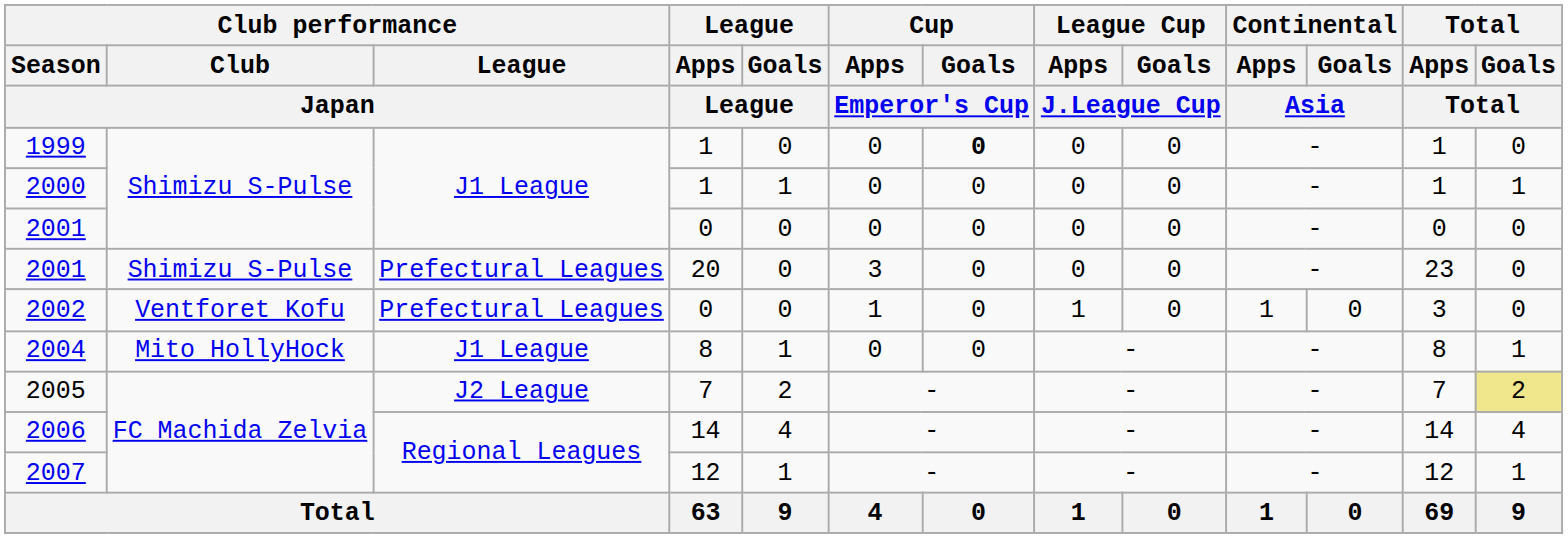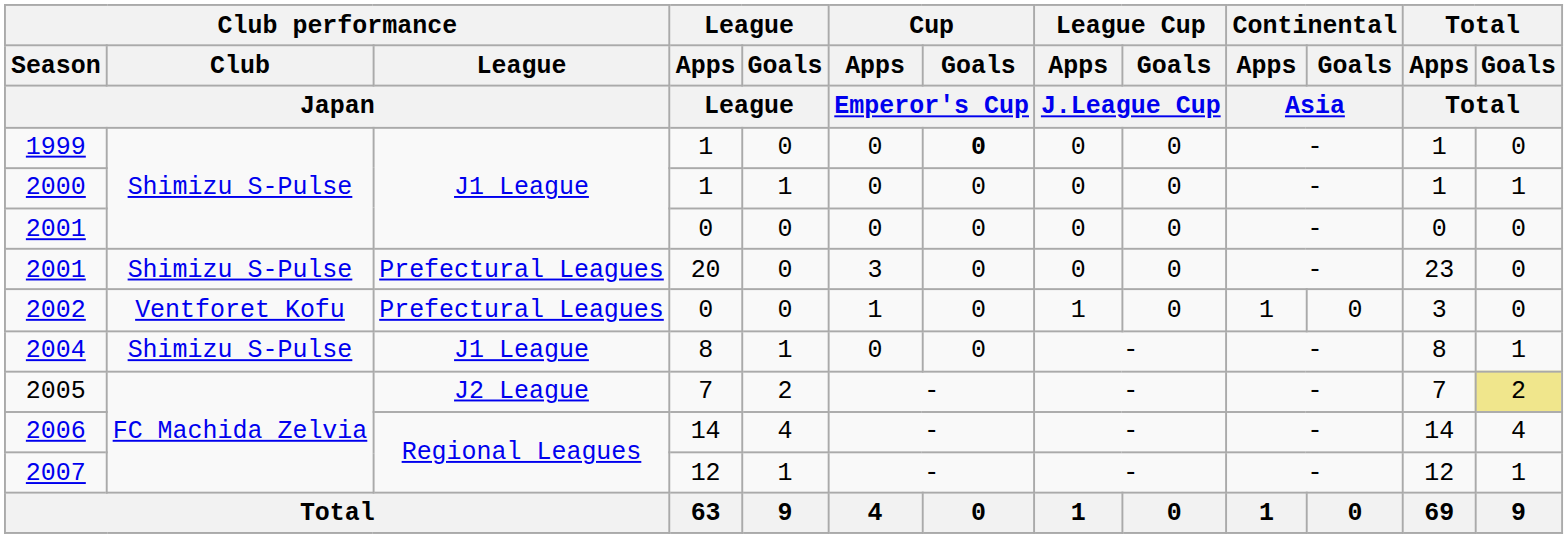(240, 351) Mito HollyHock -> (240, 351) Shimizu S-Pulse
